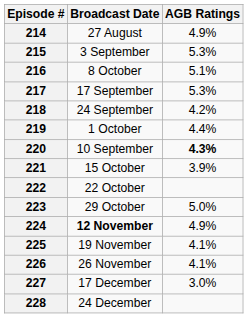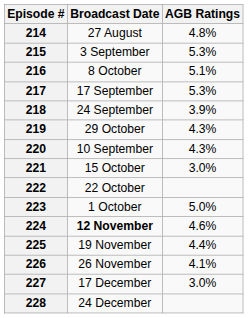(203, 33) 4.9% -> (203, 33) 4.8%
(203, 110) 4.2% -> (203, 110) 3.9%
(115, 129) 1 October -> (115, 129) 29 October
(203, 129) 4.4% -> (203, 129) 4.3%
(203, 149) bold -> (203, 149) normal
(203, 168) 3.9% -> (203, 168) 3.0%
(115, 206) 29 October -> (115, 206) 1 October
(203, 226) 4.9% -> (203, 226) 4.6%
(203, 245) 4.1% -> (203, 245) 4.4%
